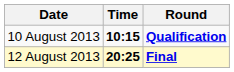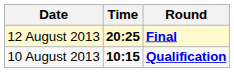rows swapped: (54, 36) <-> (54, 57)
